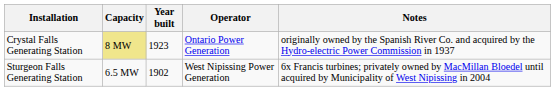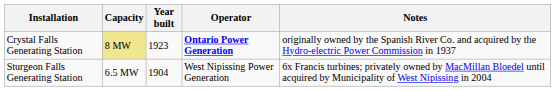(214, 45) normal -> (216, 45) bold
(158, 72) 1902 -> (158, 72) 1904
